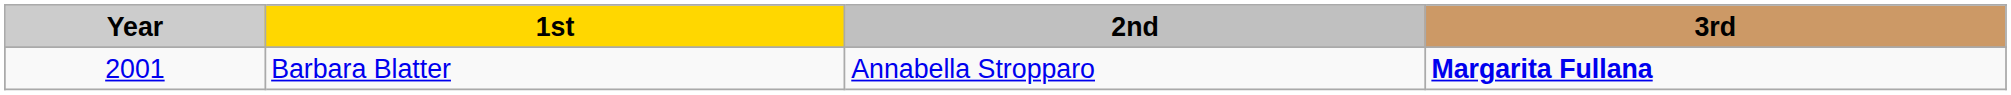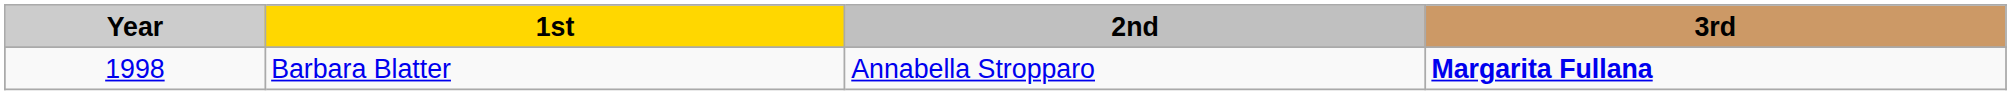(135, 69) 2001 -> (135, 69) 1998
